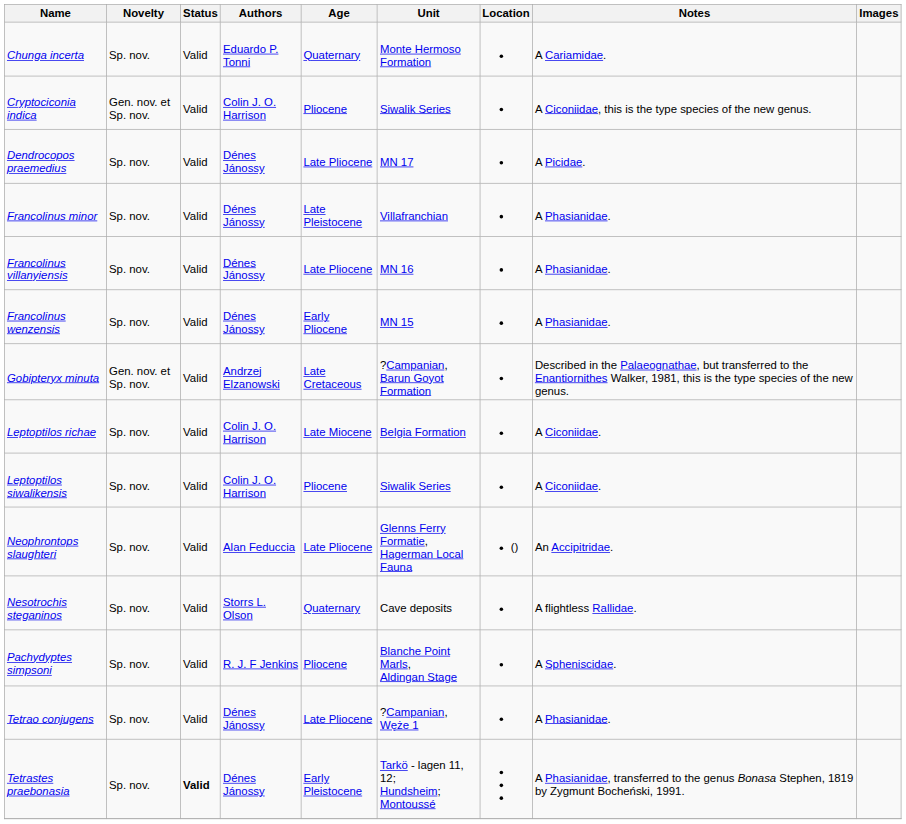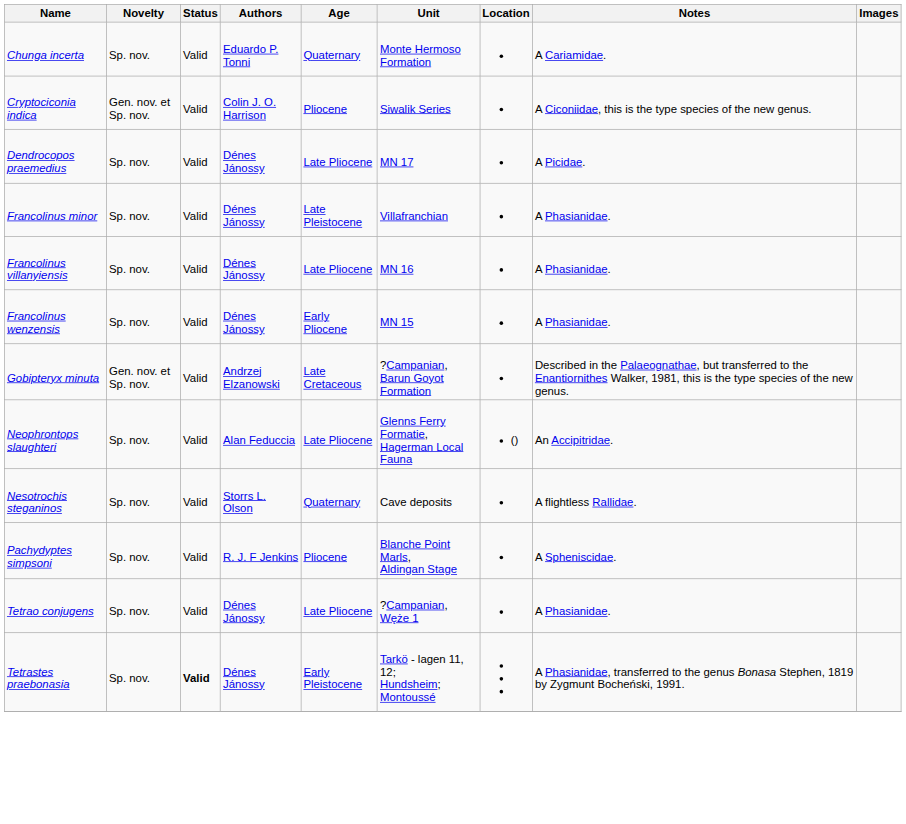- row: (51, 433)
- row: (37, 486)
